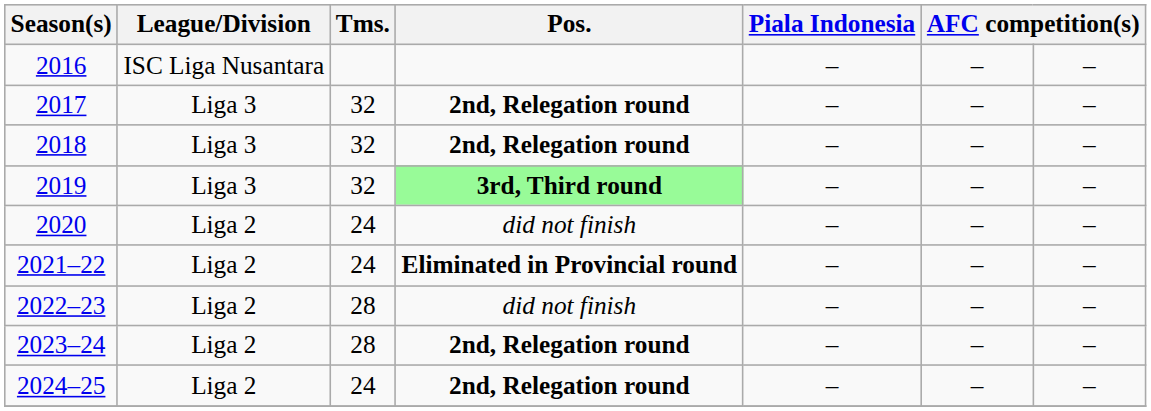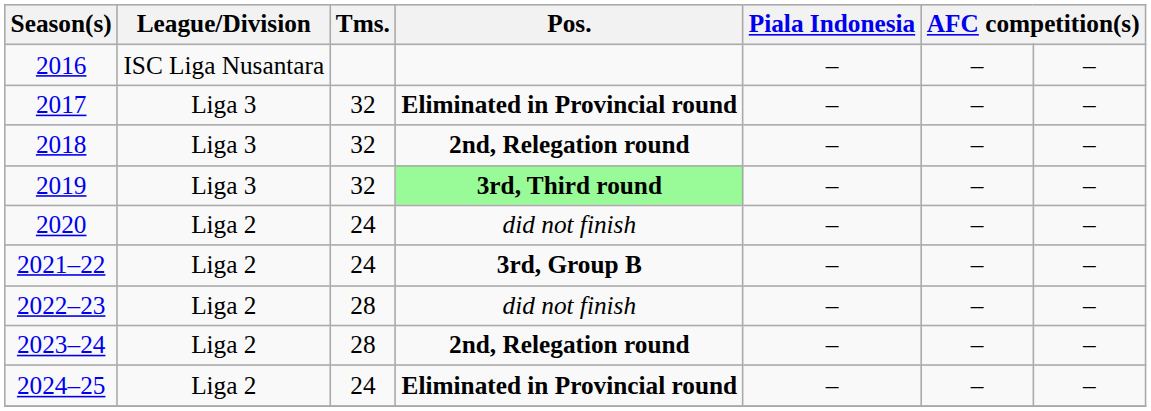(569, 104) 2nd, Relegation round -> (569, 104) Eliminated in Provincial round
(569, 265) Eliminated in Provincial round -> (569, 265) 3rd, Group B
(569, 385) 2nd, Relegation round -> (569, 385) Eliminated in Provincial round
